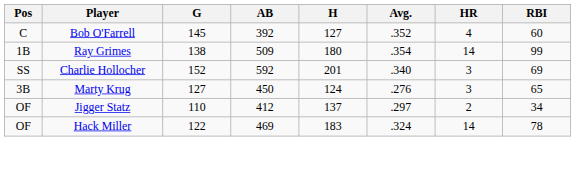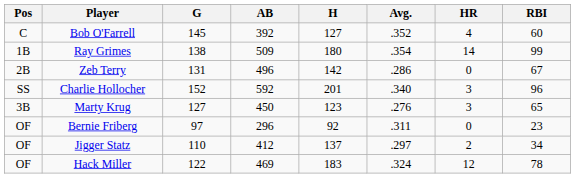+ row: (103, 70)
(537, 70) 69 -> (537, 88) 96
(333, 88) 124 -> (333, 107) 123
+ row: (103, 126)
(469, 126) 14 -> (469, 164) 12
